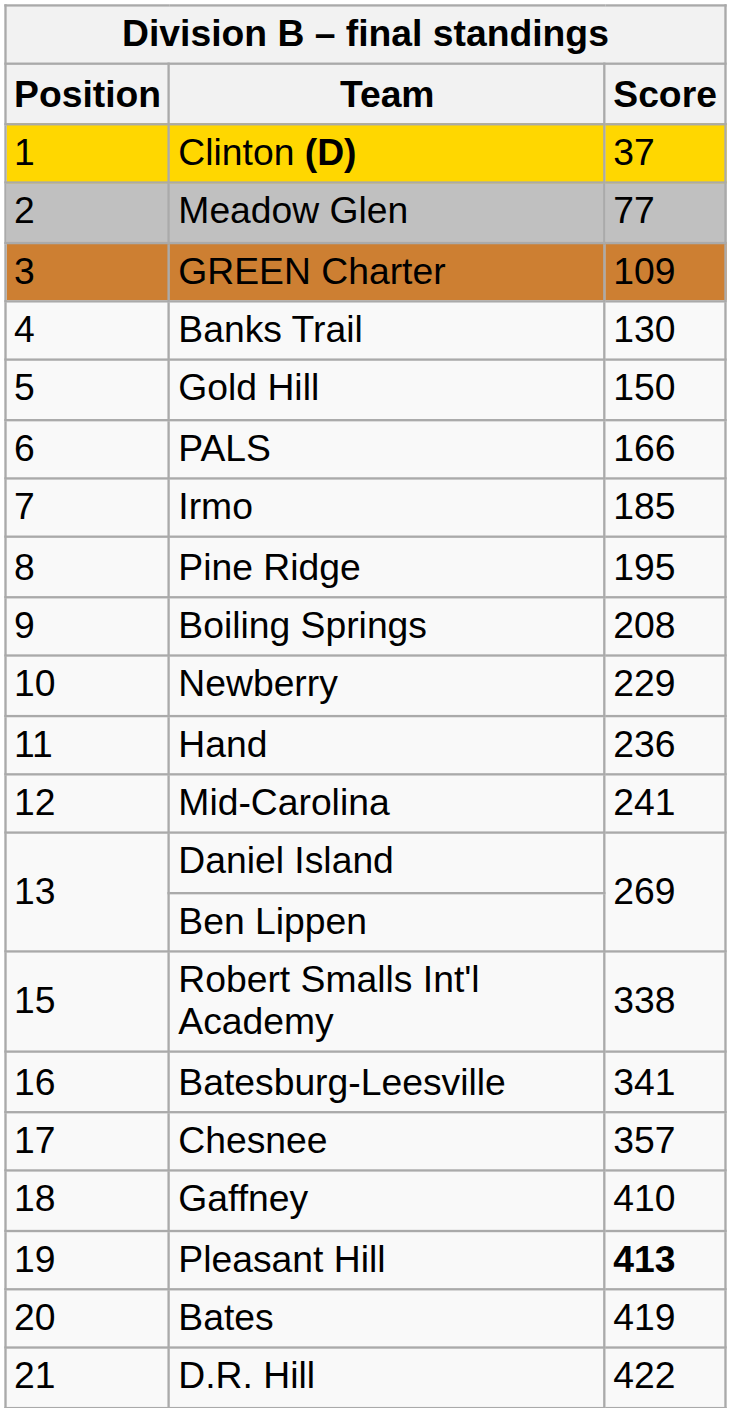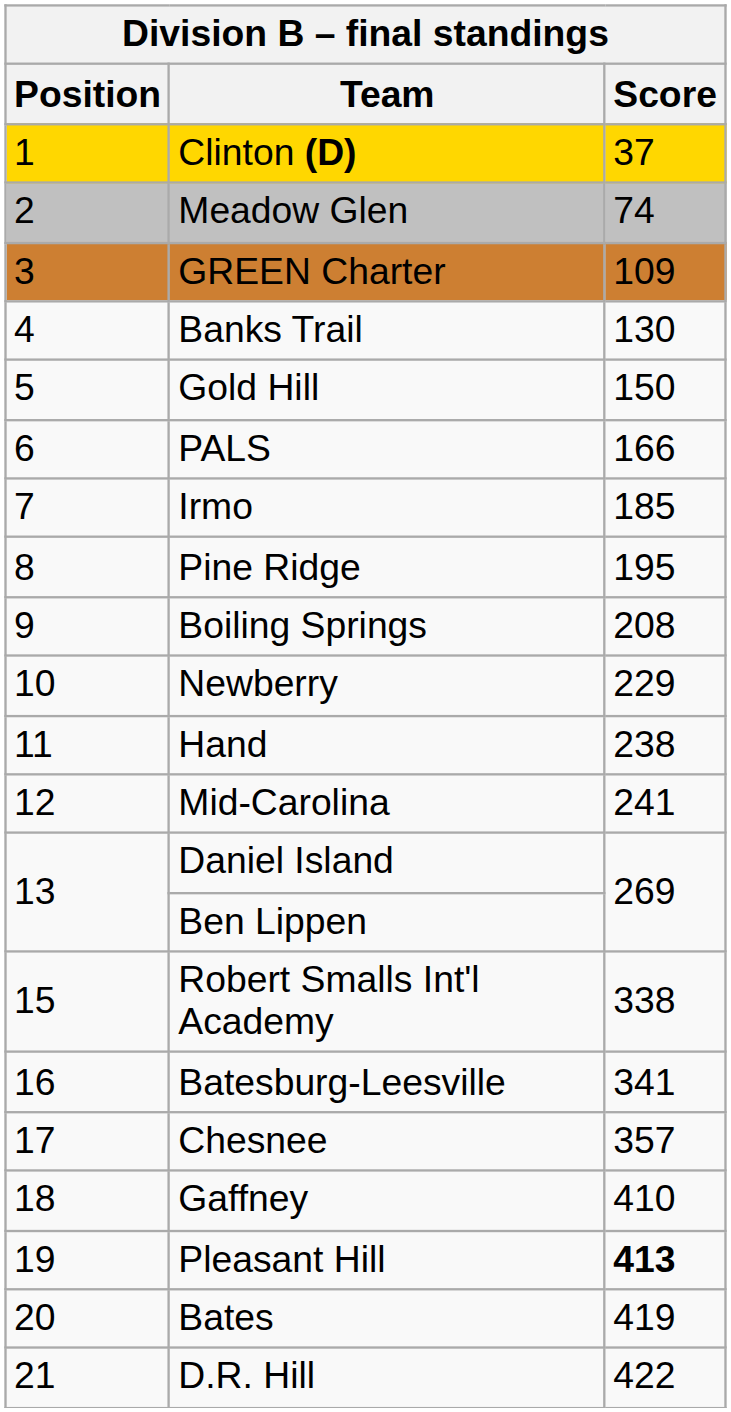(634, 211) 77 -> (634, 211) 74
(644, 743) 236 -> (644, 743) 238
